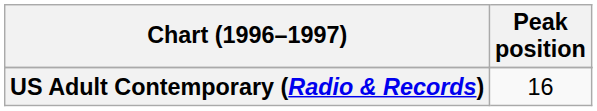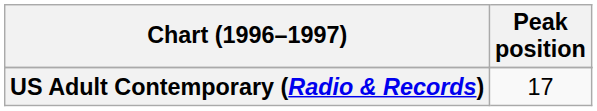(540, 86) 16 -> (540, 86) 17
